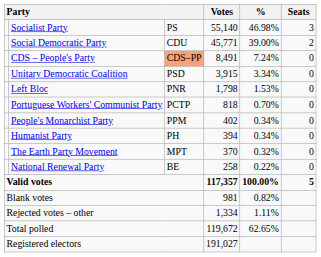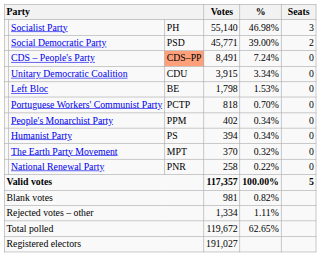(172, 27) PS -> (173, 27) PH
(177, 43) CDU -> (176, 43) PSD
(176, 74) PSD -> (177, 74) CDU
(176, 89) PNR -> (173, 89) BE
(173, 136) PH -> (172, 136) PS
(173, 167) BE -> (176, 167) PNR
